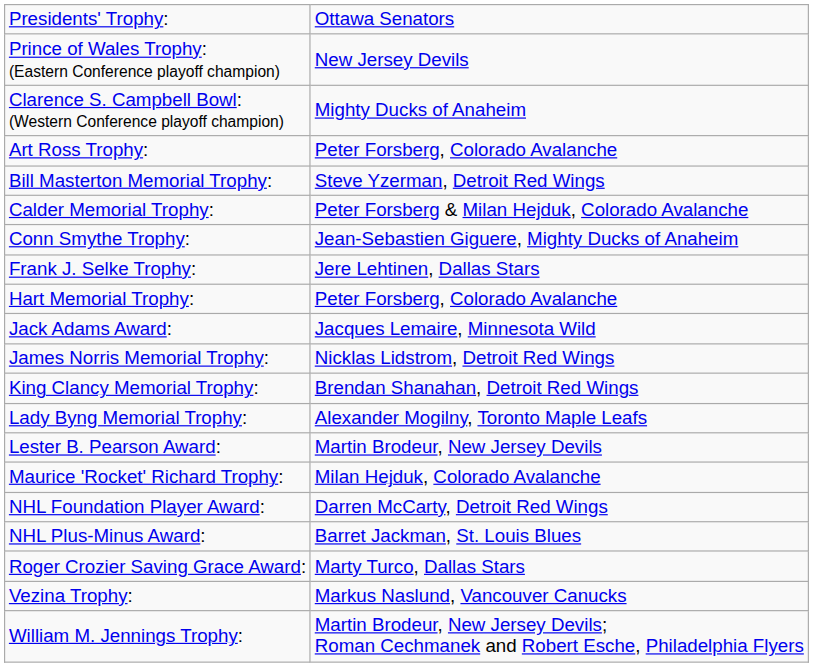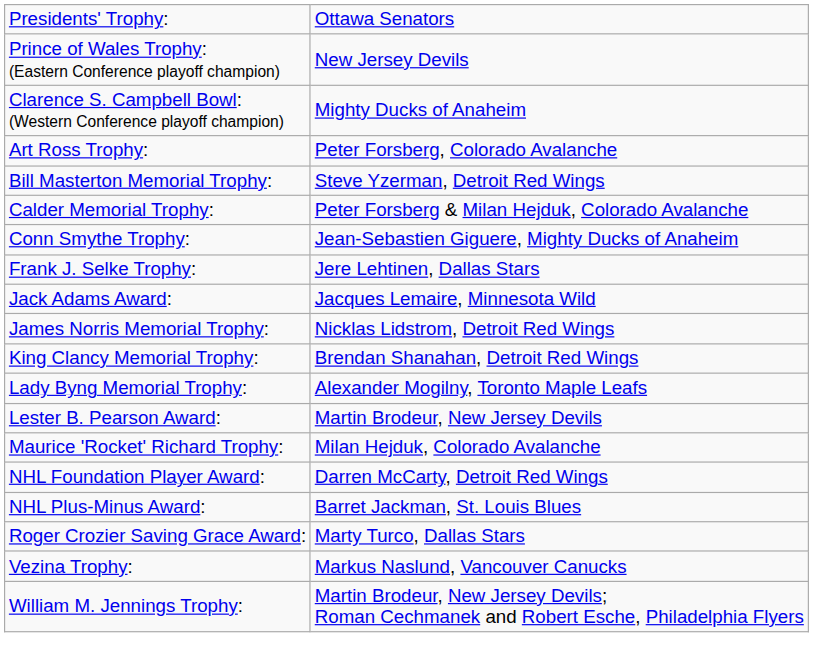- row: (101, 298)
